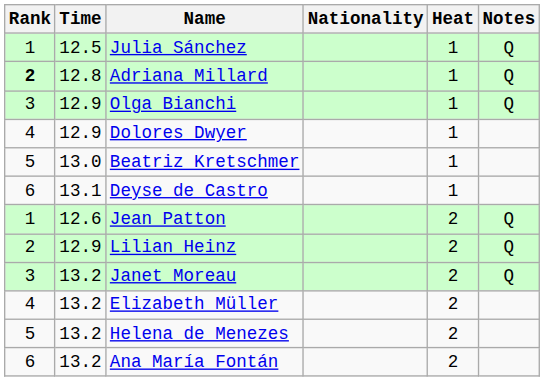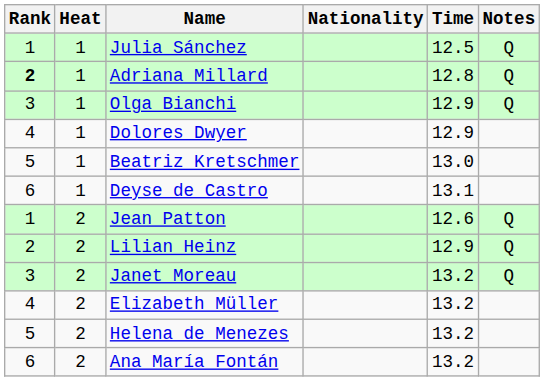columns swapped: (453, 19) <-> (80, 19)
